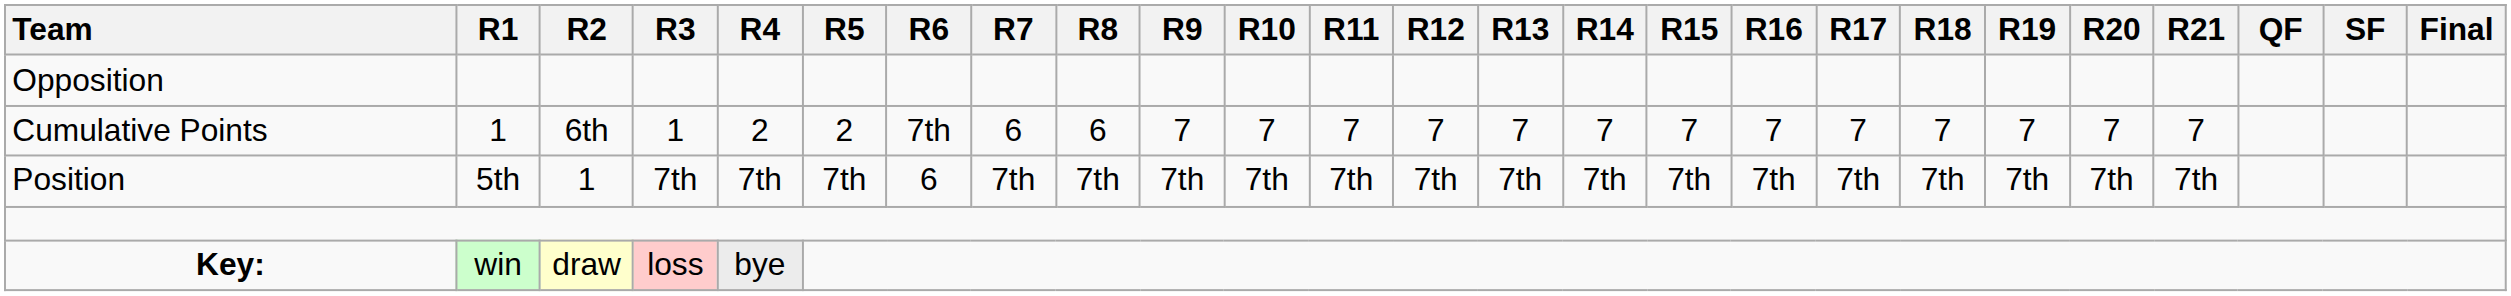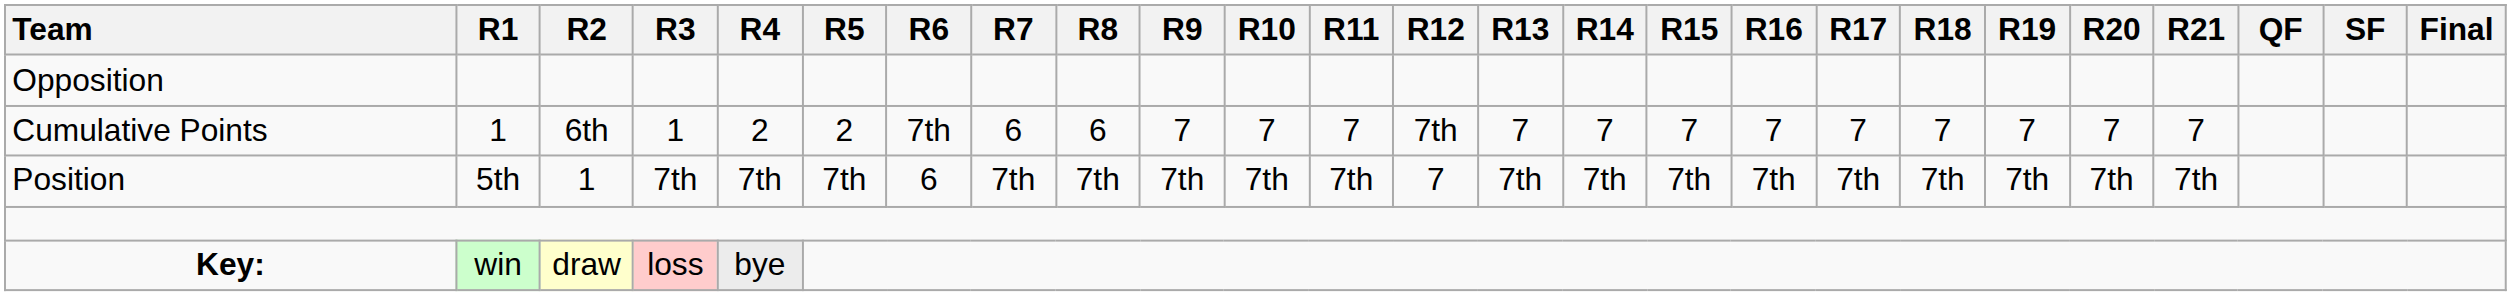(1436, 130) 7 -> (1436, 130) 7th
(1436, 180) 7th -> (1436, 180) 7
